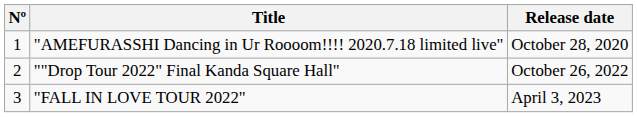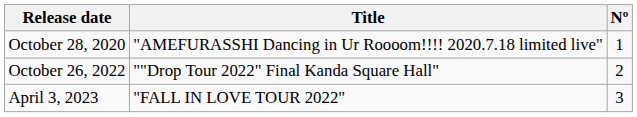columns swapped: (17, 17) <-> (570, 17)
